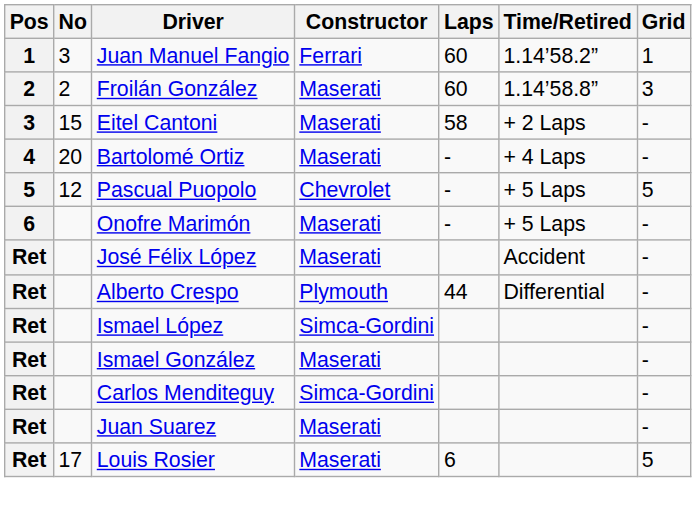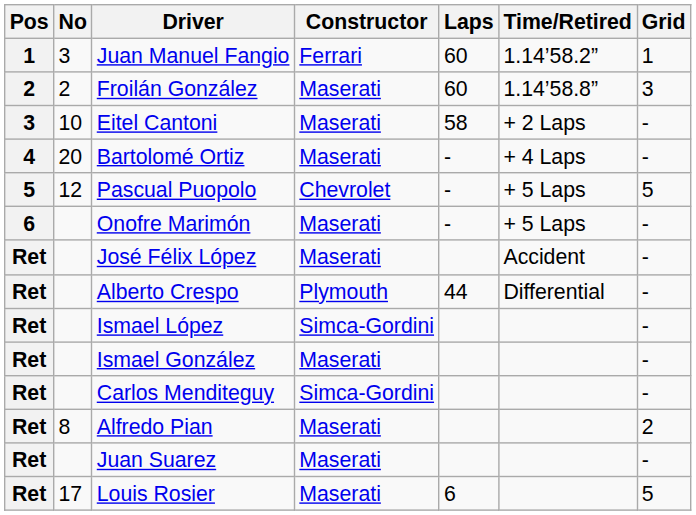(70, 123) 15 -> (70, 123) 10
+ row: (155, 426)
